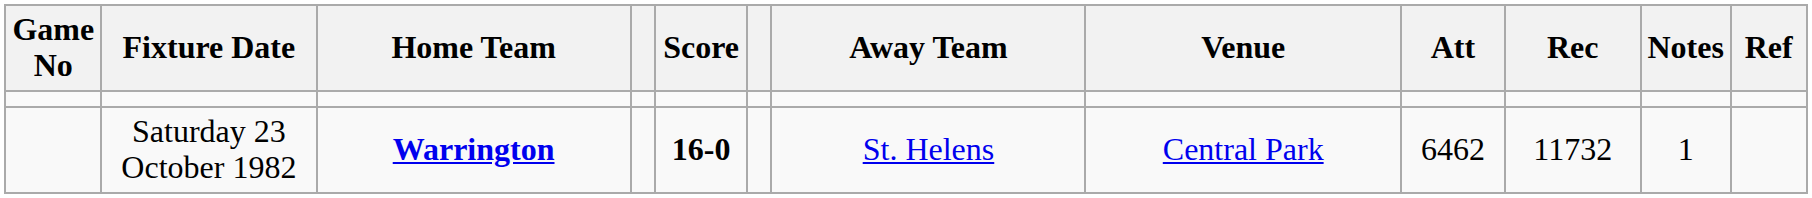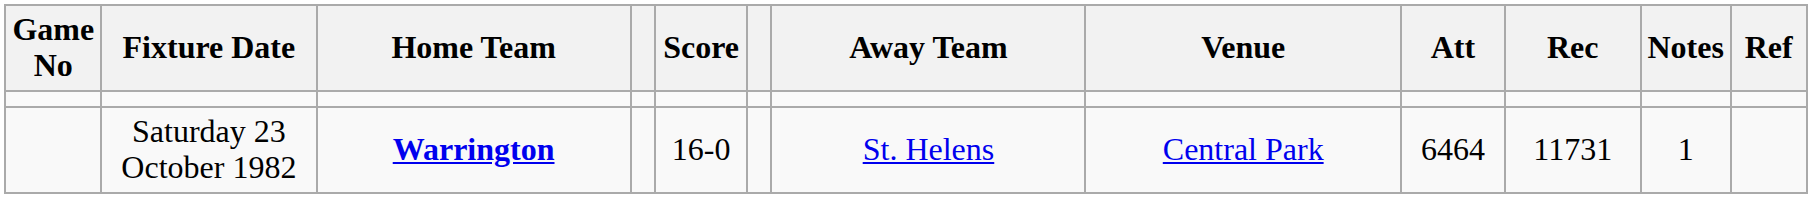(701, 149) bold -> (701, 149) normal
(1453, 149) 6462 -> (1453, 149) 6464
(1573, 149) 11732 -> (1573, 149) 11731
